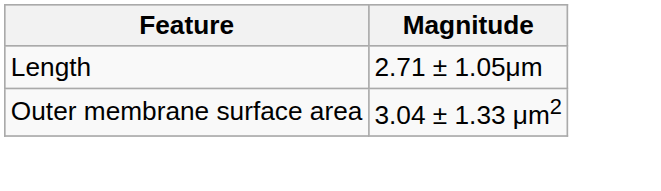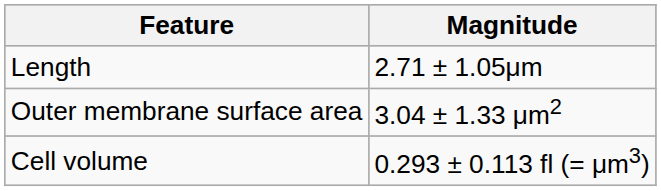+ row: (79, 160)
